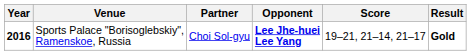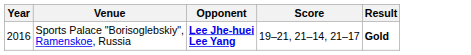- column: (219, 13)
(19, 36) bold -> (19, 36) normal
